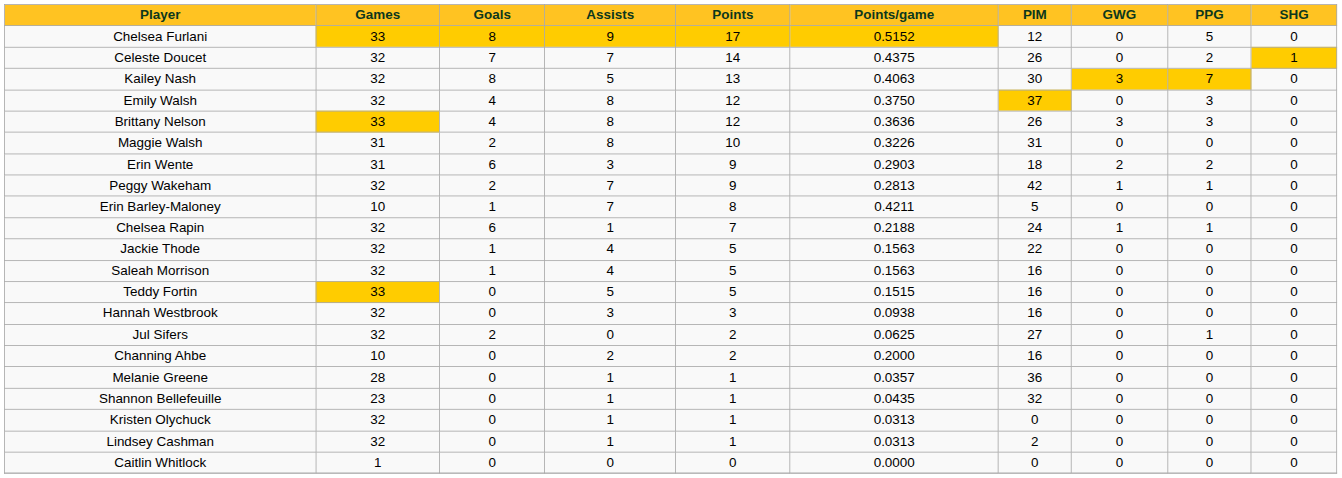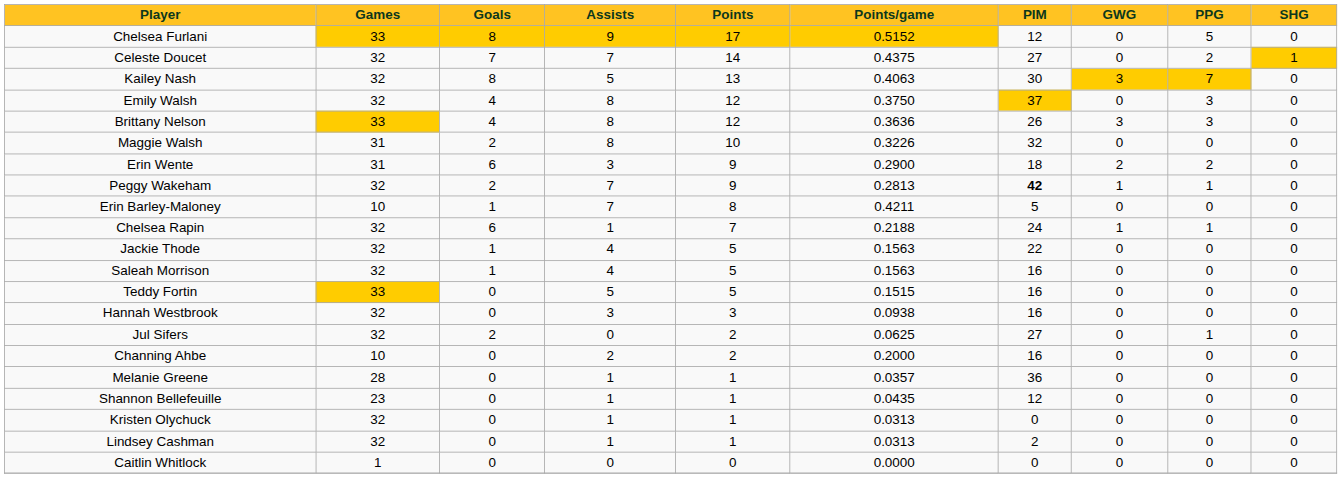(1035, 57) 26 -> (1035, 57) 27
(1035, 143) 31 -> (1035, 143) 32
(894, 164) 0.2903 -> (894, 164) 0.2900
(1035, 185) normal -> (1035, 185) bold
(1035, 398) 32 -> (1035, 398) 12
